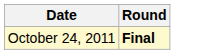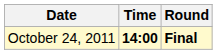+ column: (140, 15)
